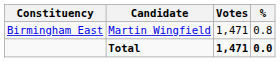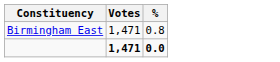- column: (160, 13)
